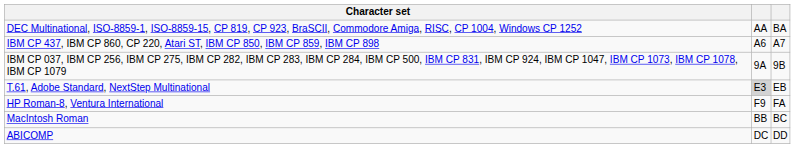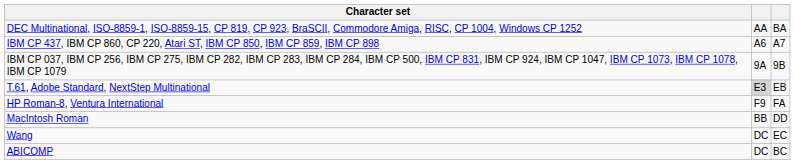(780, 119) BC -> (780, 119) DD
+ row: (20, 135)
(780, 135) DD -> (780, 151) BC
